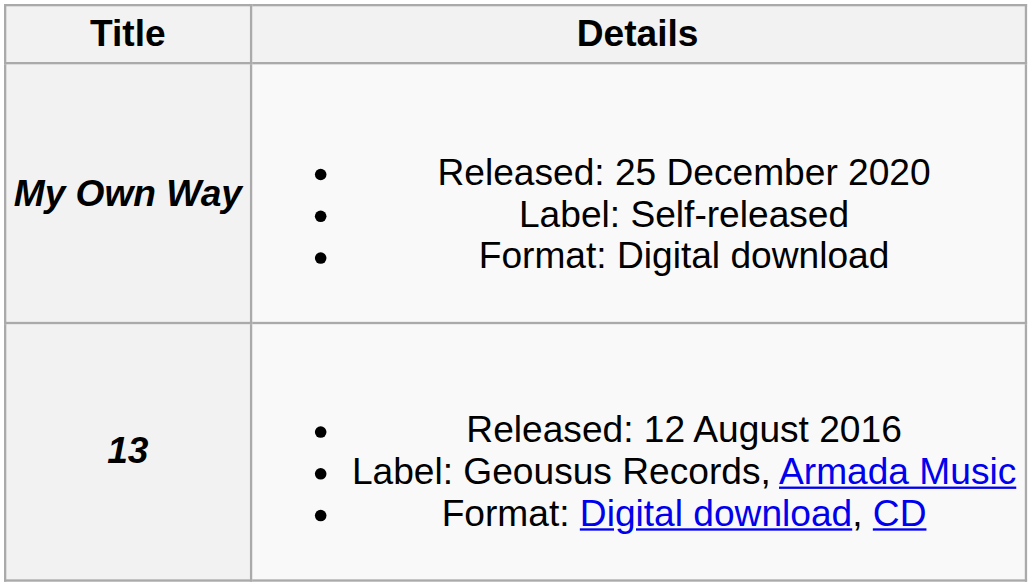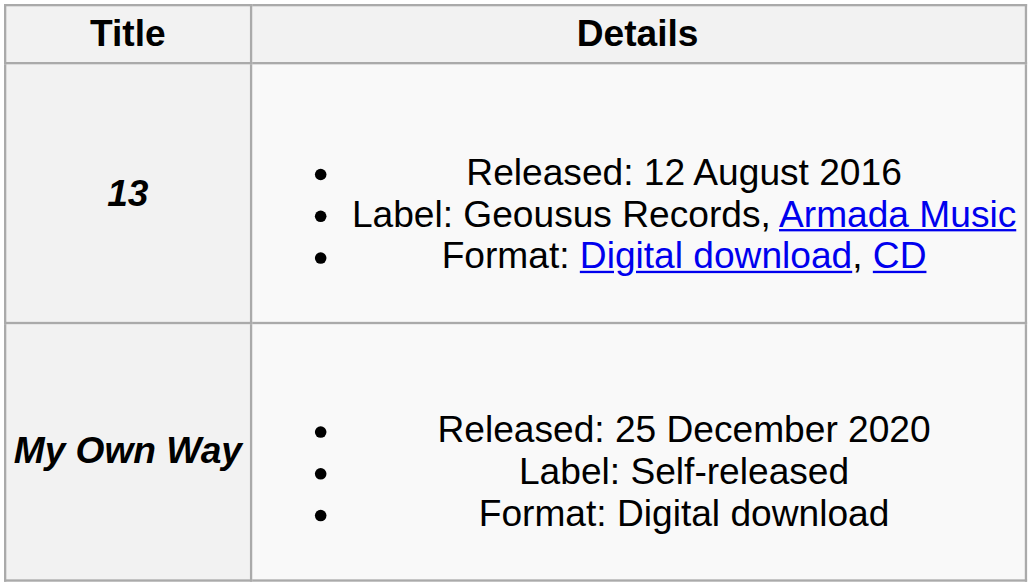rows swapped: (128, 450) <-> (128, 192)
